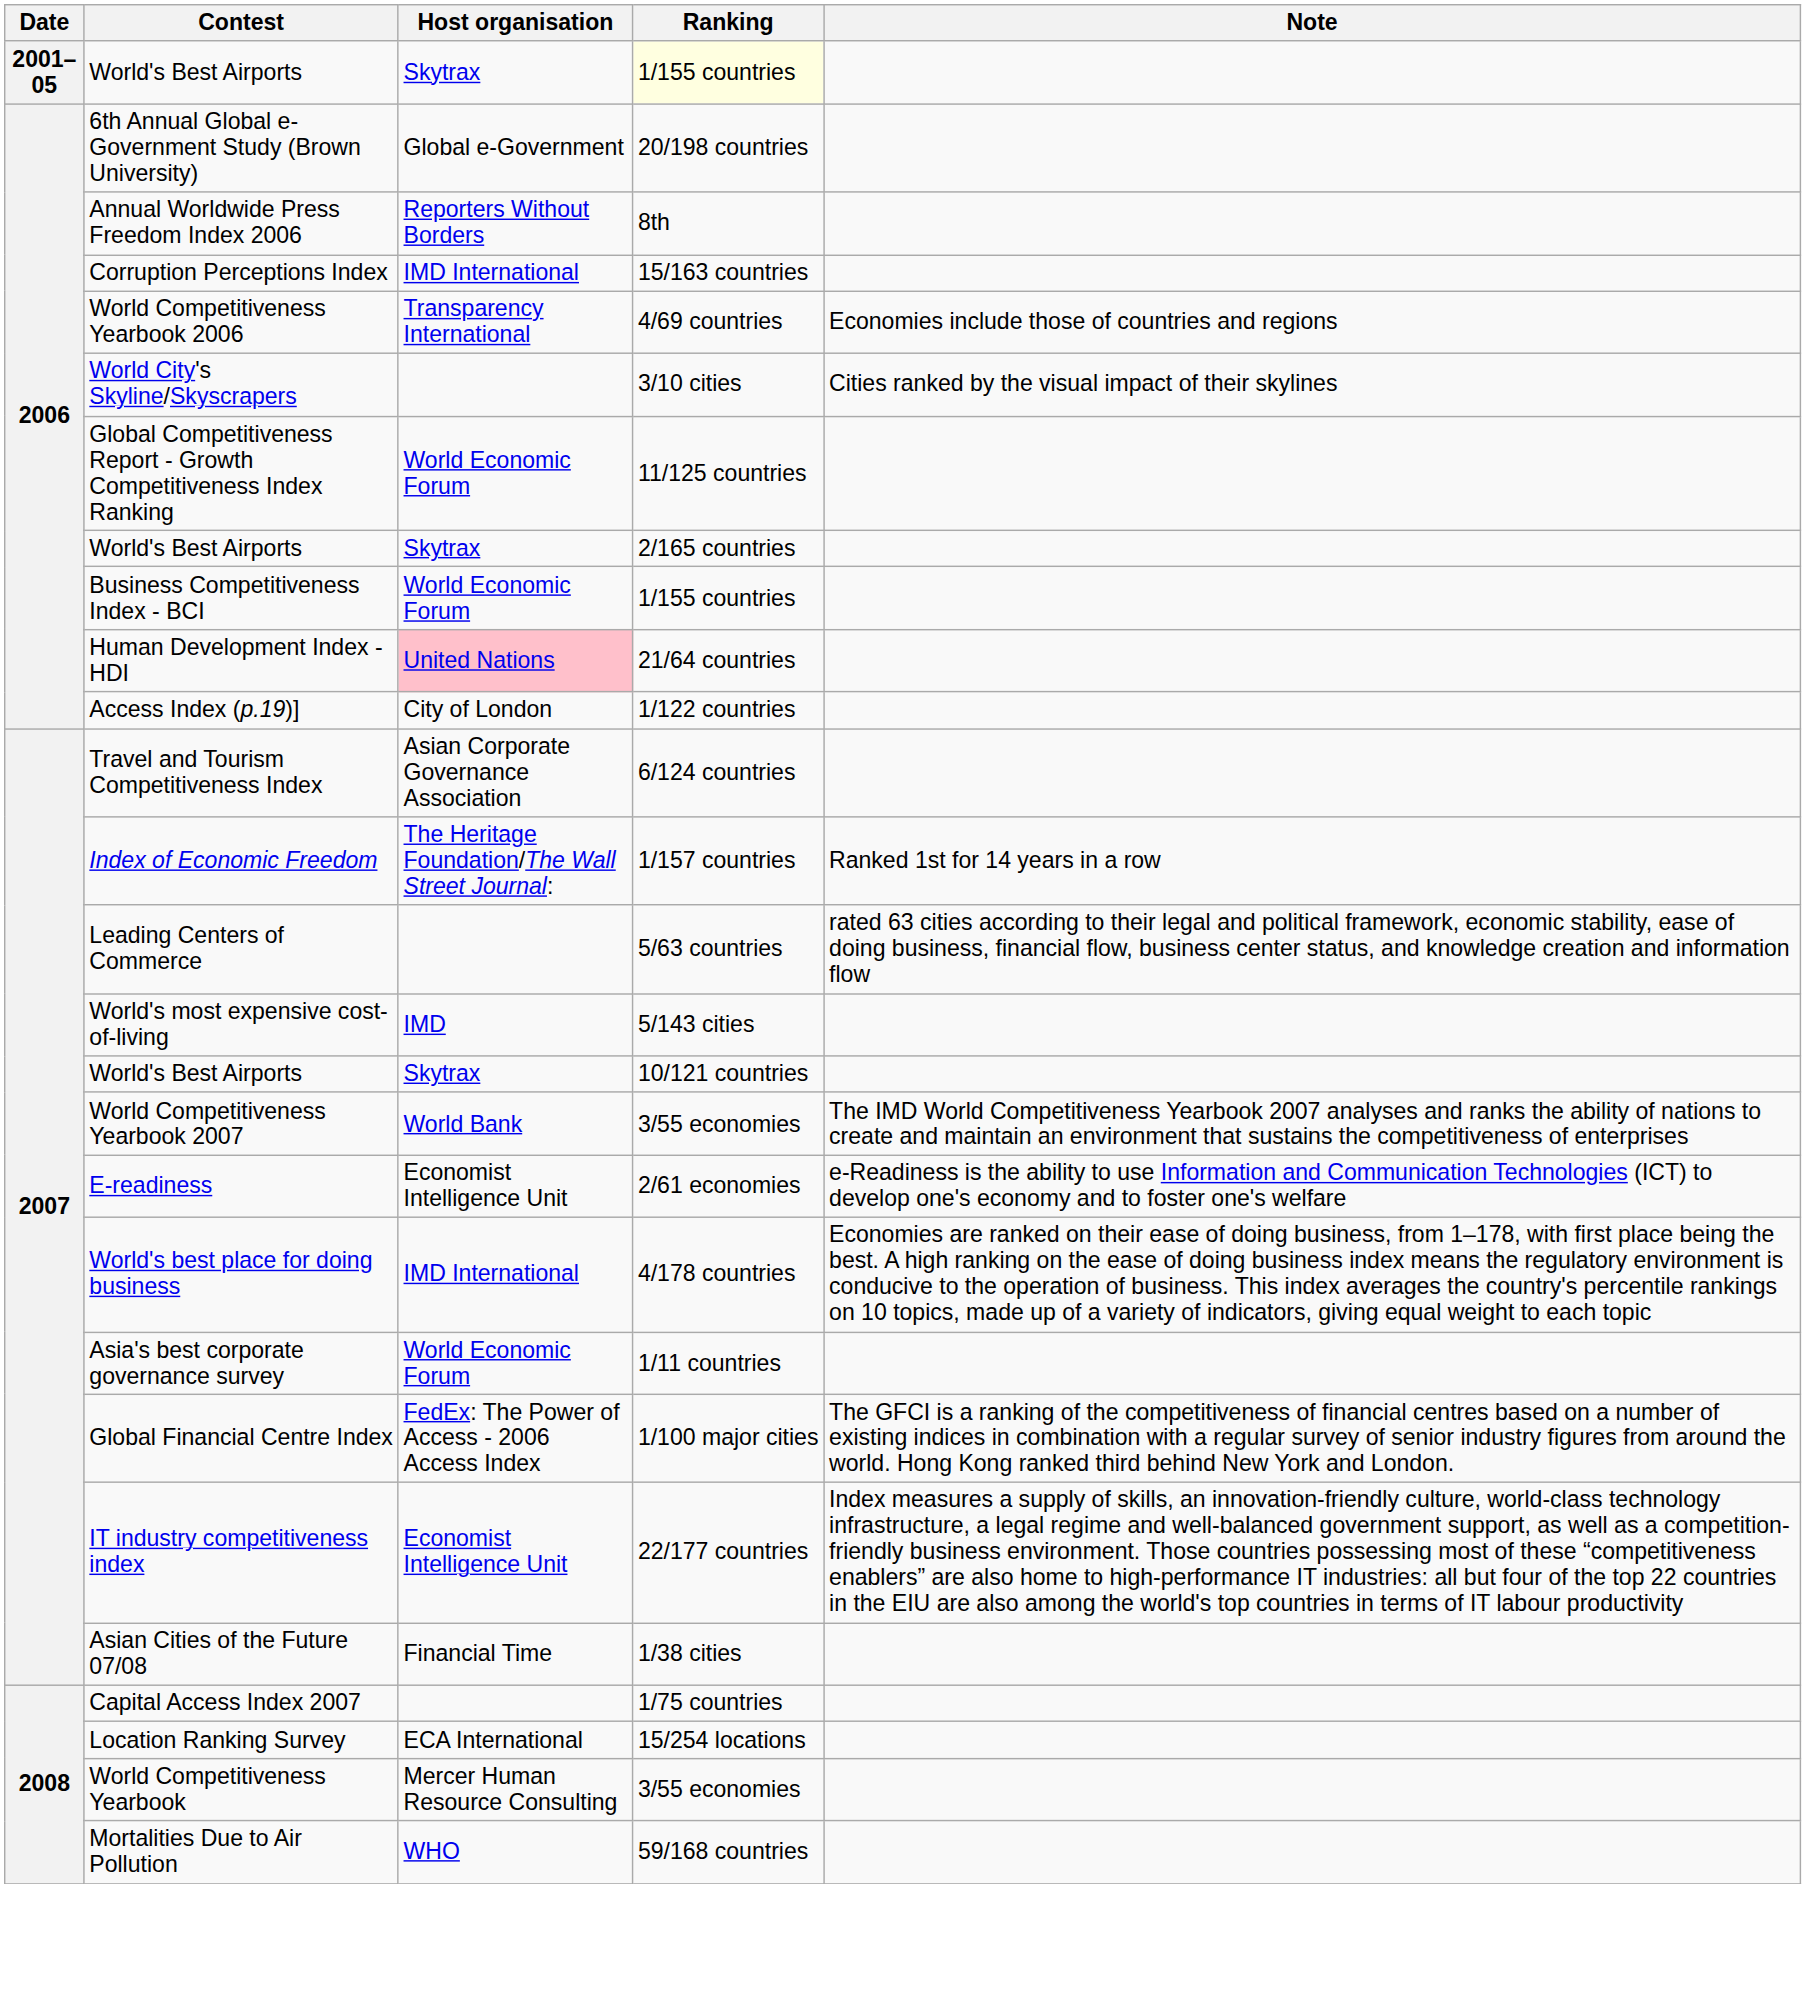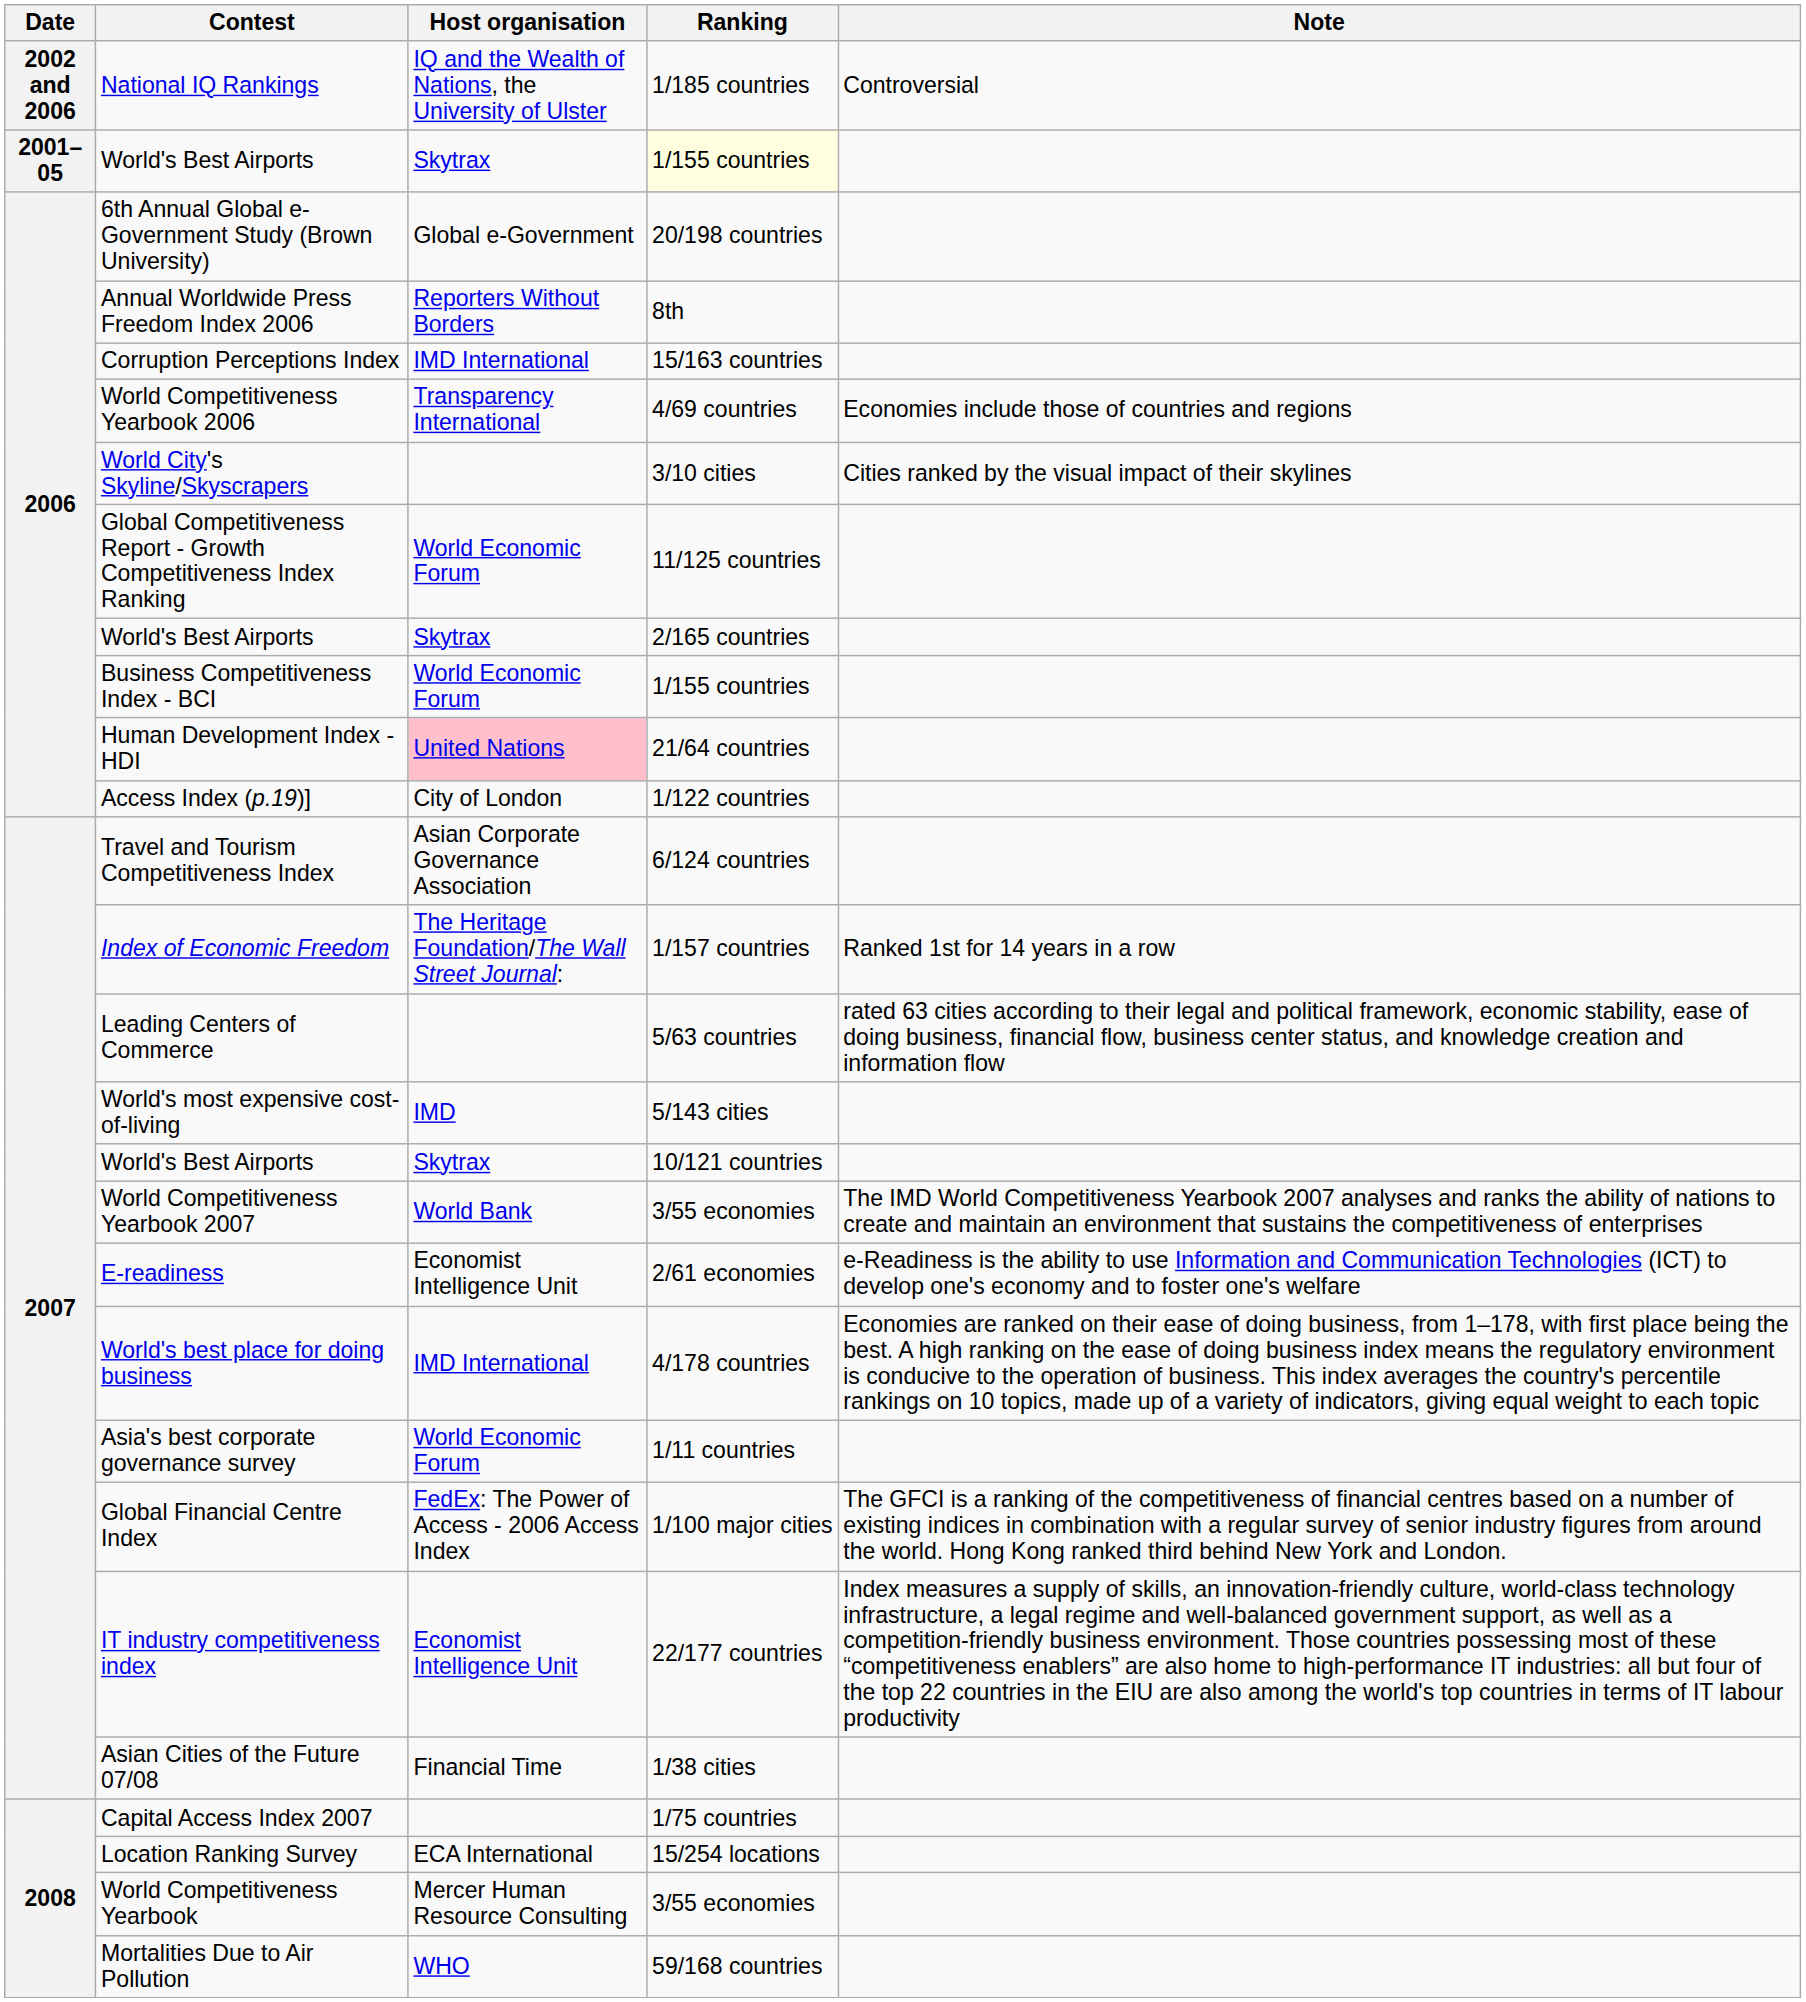+ row: (50, 85)
